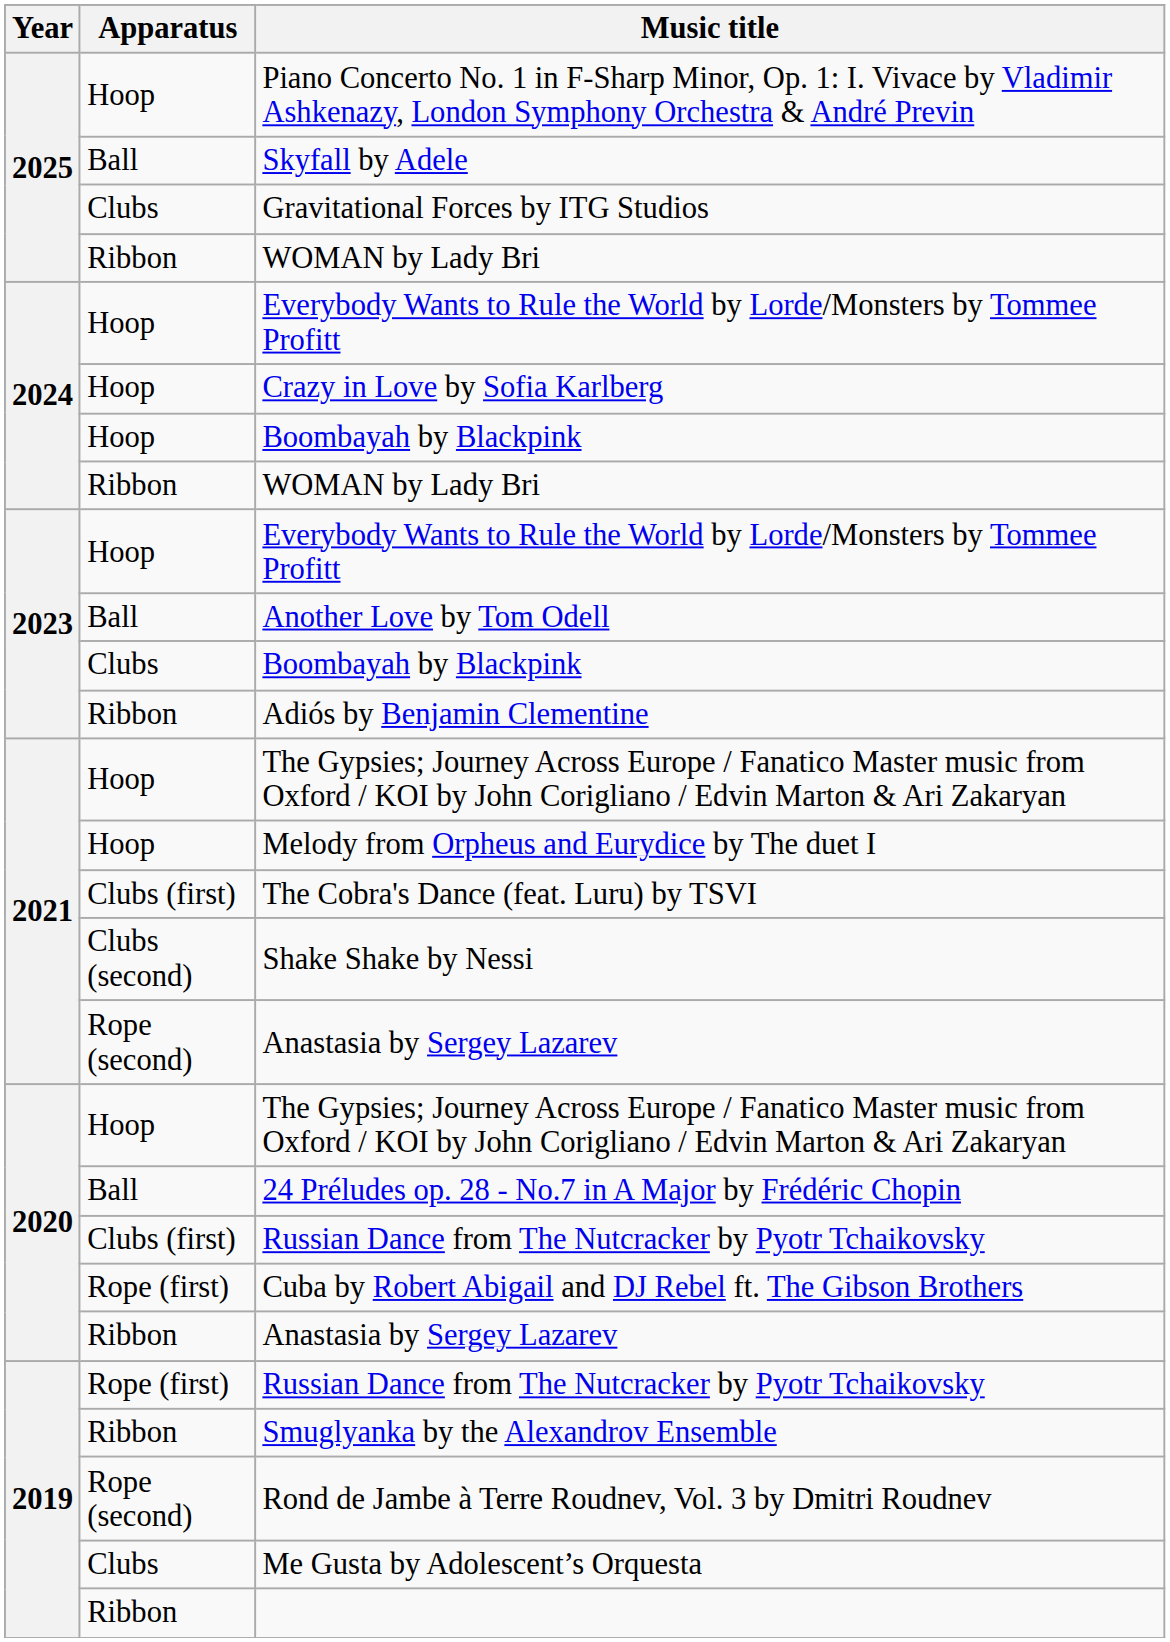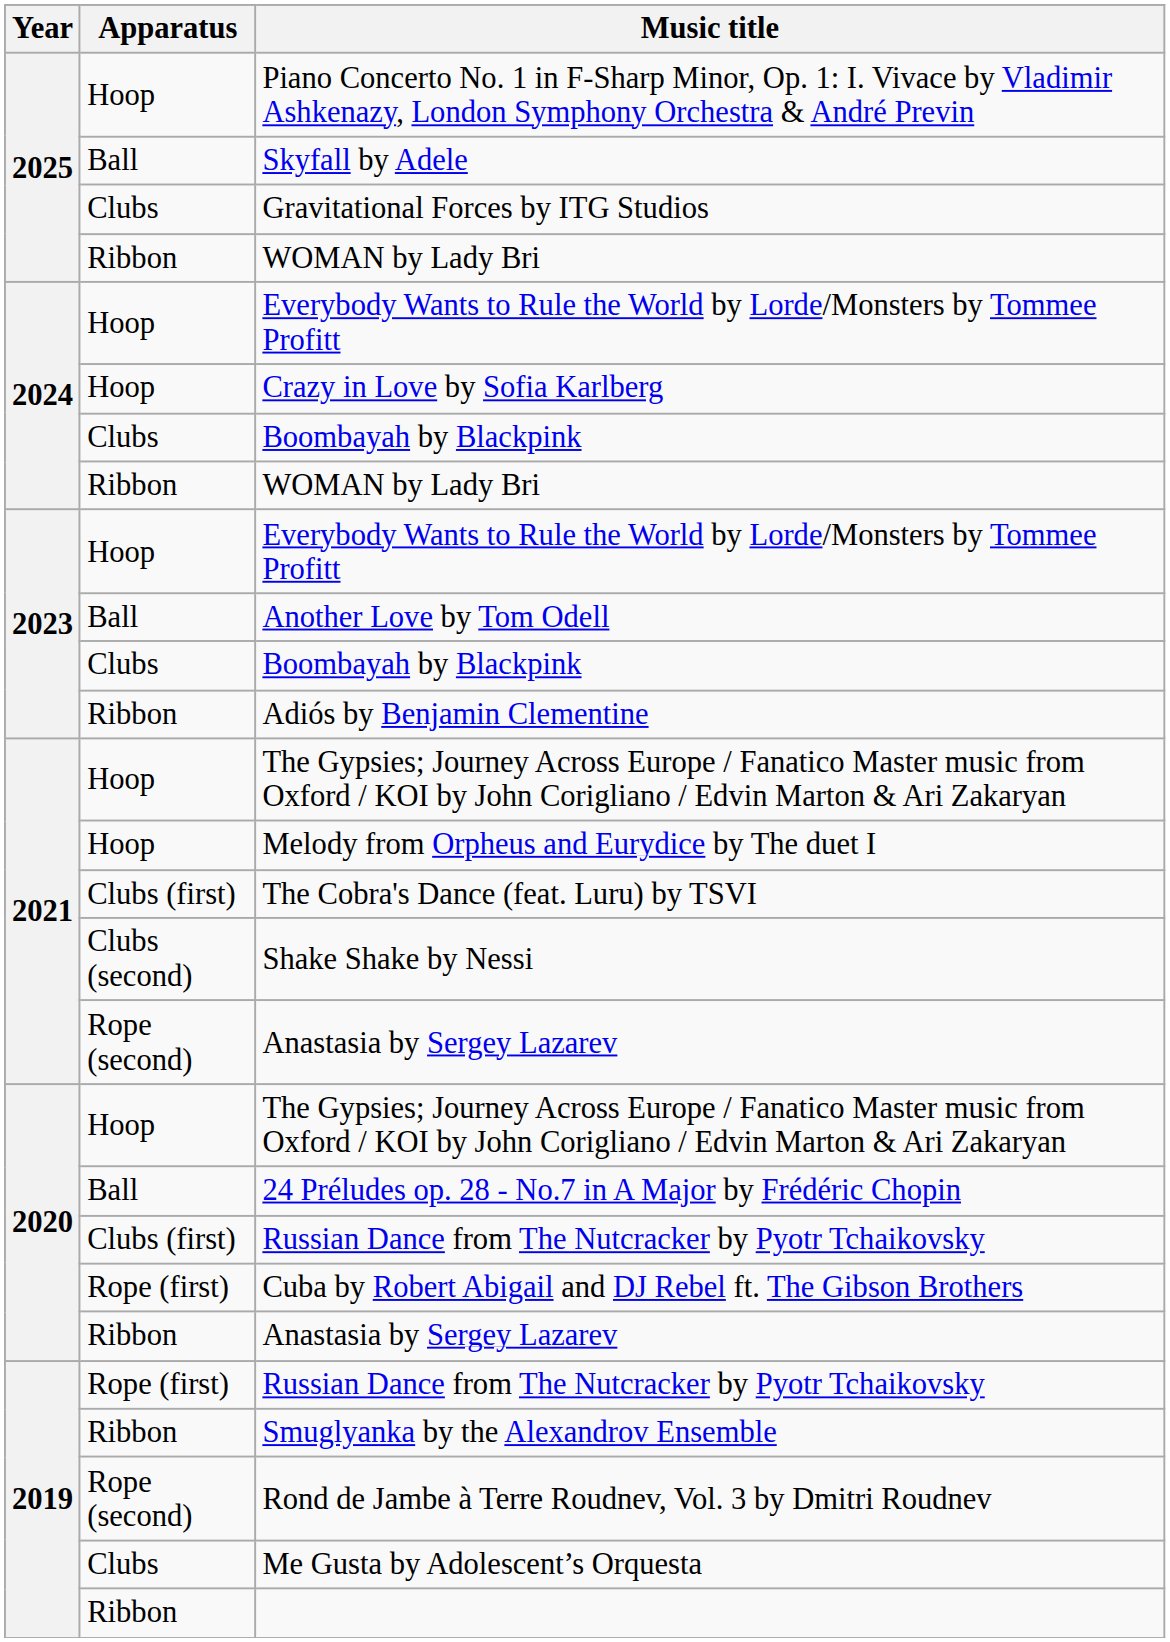(121, 436) Hoop -> (123, 436) Clubs
